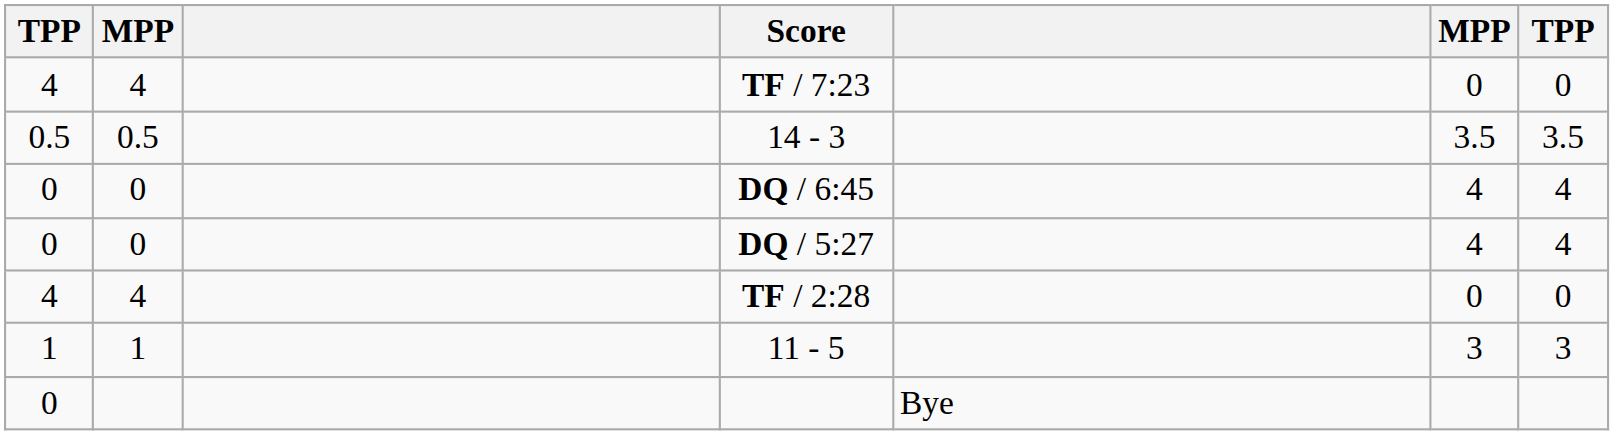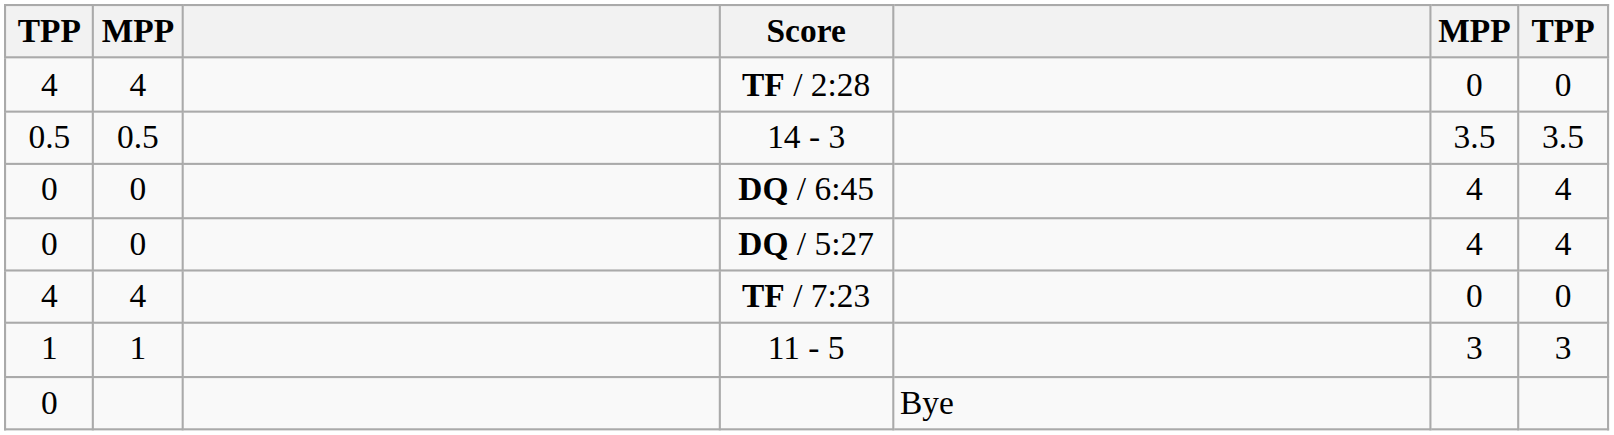rows swapped: (806, 296) <-> (806, 84)
